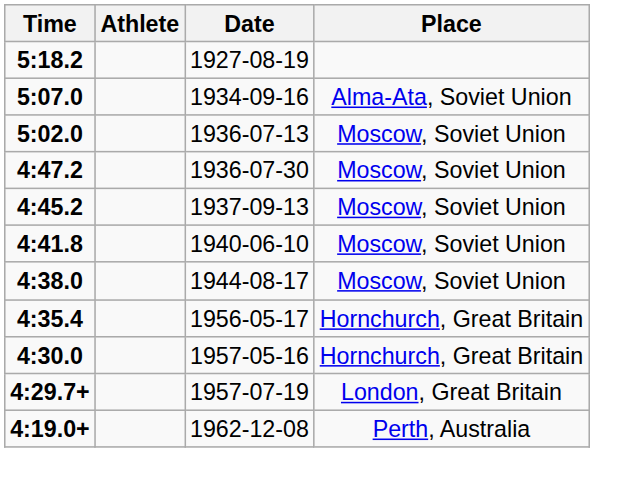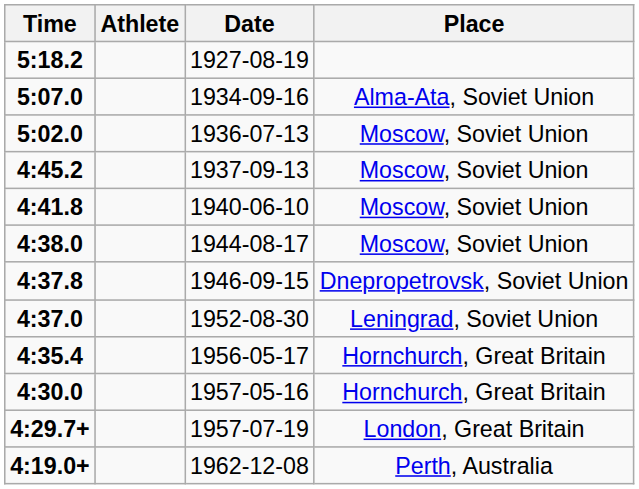- row: (50, 171)
+ row: (50, 281)
+ row: (50, 318)
